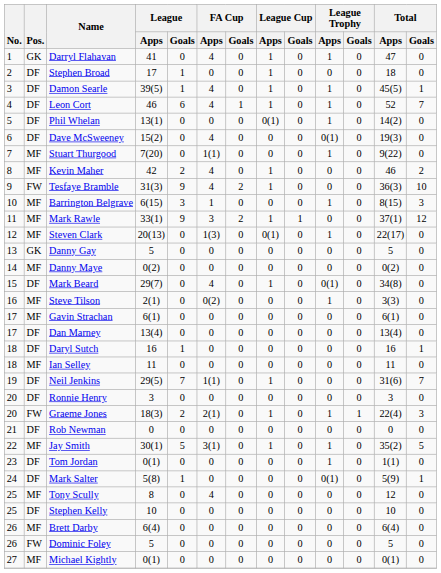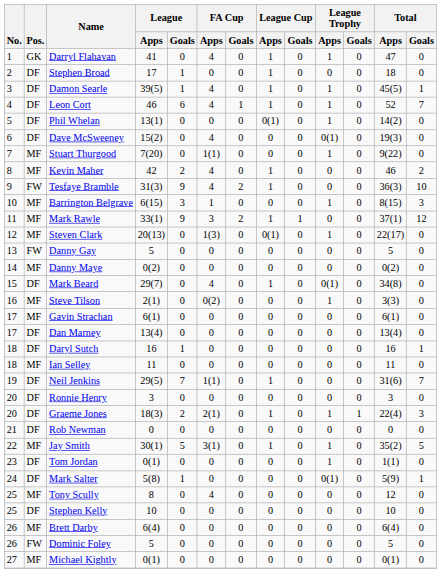(34, 251) GK -> (34, 251) FW
(34, 413) FW -> (33, 413) DF
